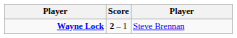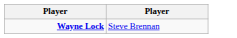- column: (118, 12)
